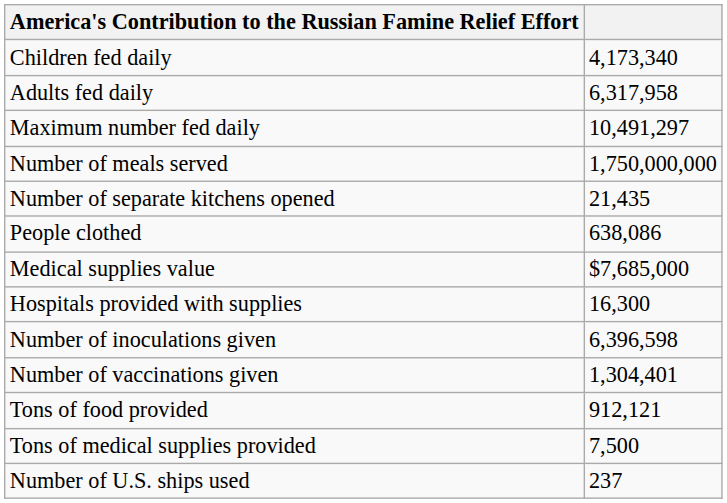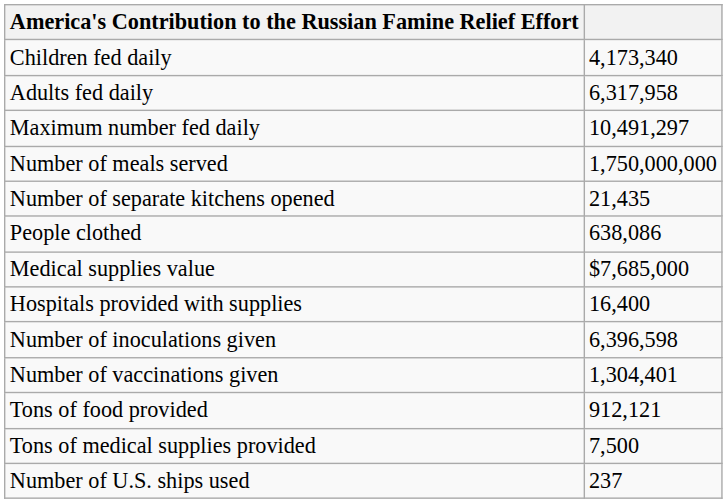(620, 304) 16,300 -> (620, 304) 16,400
